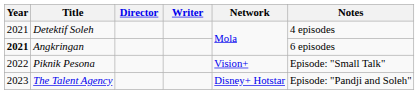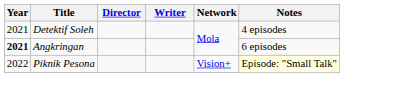(338, 64) no background -> (289, 64) lightyellow background
- row: (73, 81)
